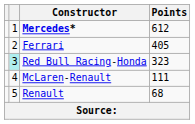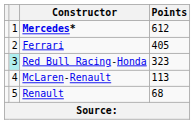(160, 78) 111 -> (160, 78) 113
